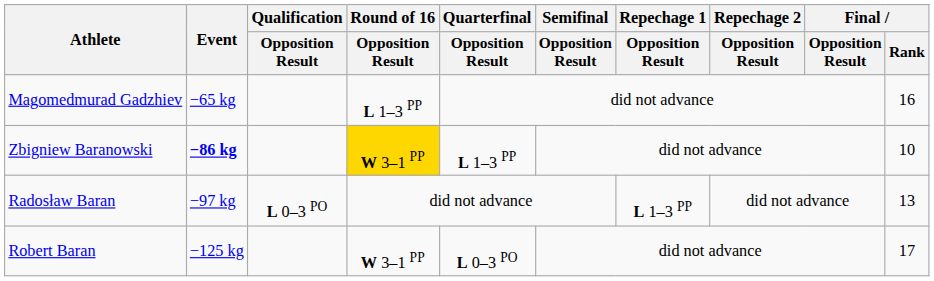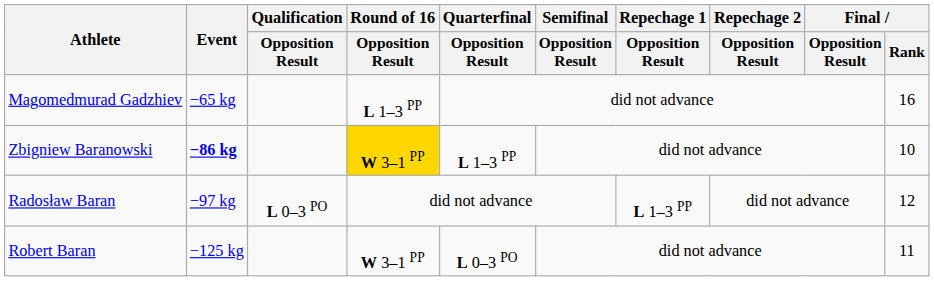(907, 201) 13 -> (907, 201) 12
(907, 251) 17 -> (907, 251) 11
